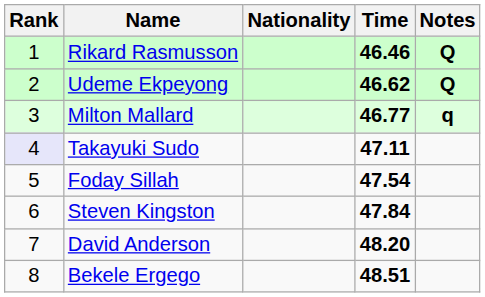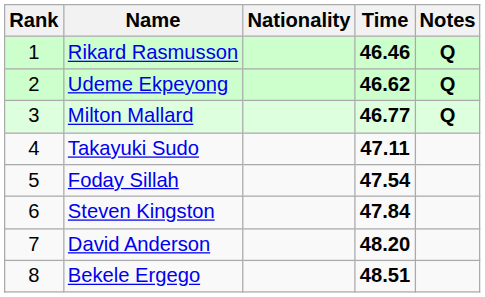(448, 116) q -> (448, 116) Q
(34, 148) lavender background -> (34, 148) no background
